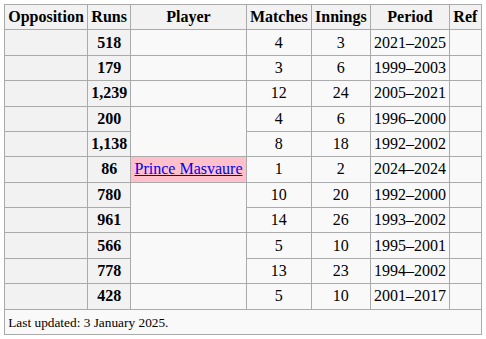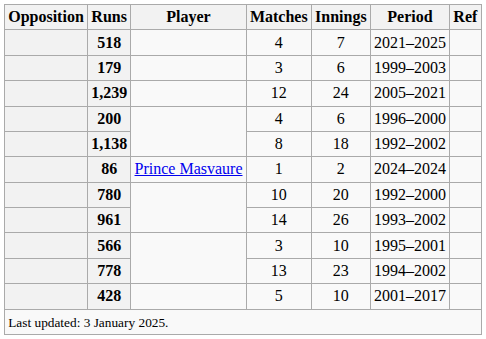(341, 42) 3 -> (341, 42) 7
(189, 169) pink background -> (189, 169) no background
(279, 245) 5 -> (279, 245) 3
